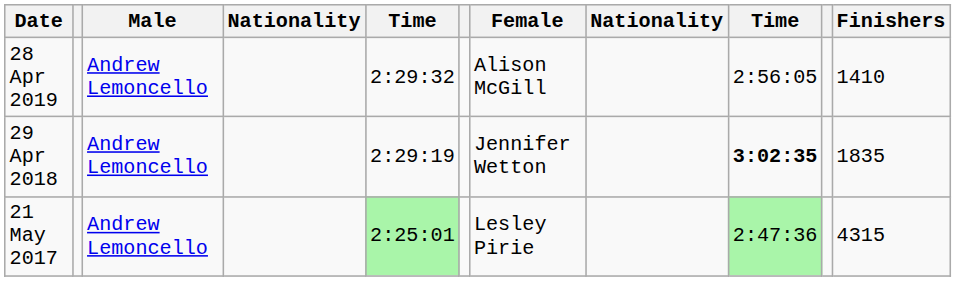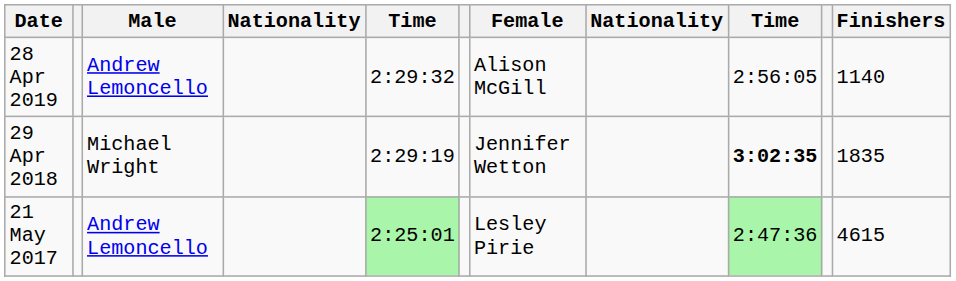(861, 77) 1410 -> (861, 77) 1140
(148, 157) Andrew Lemoncello -> (129, 157) Michael Wright
(861, 236) 4315 -> (861, 236) 4615
